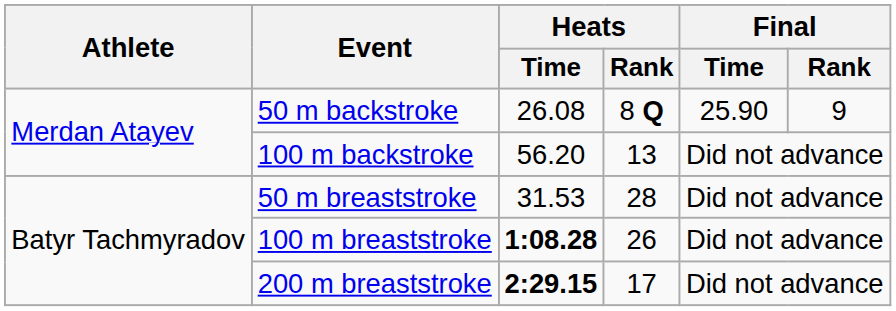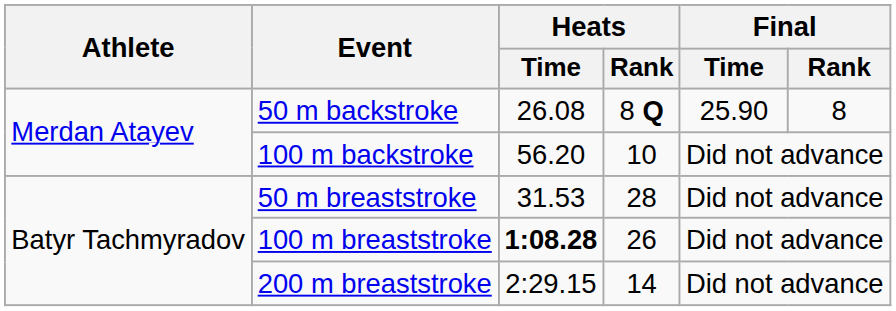(839, 111) 9 -> (839, 111) 8
(642, 154) 13 -> (642, 154) 10
(551, 284) bold -> (551, 284) normal
(642, 284) 17 -> (642, 284) 14
